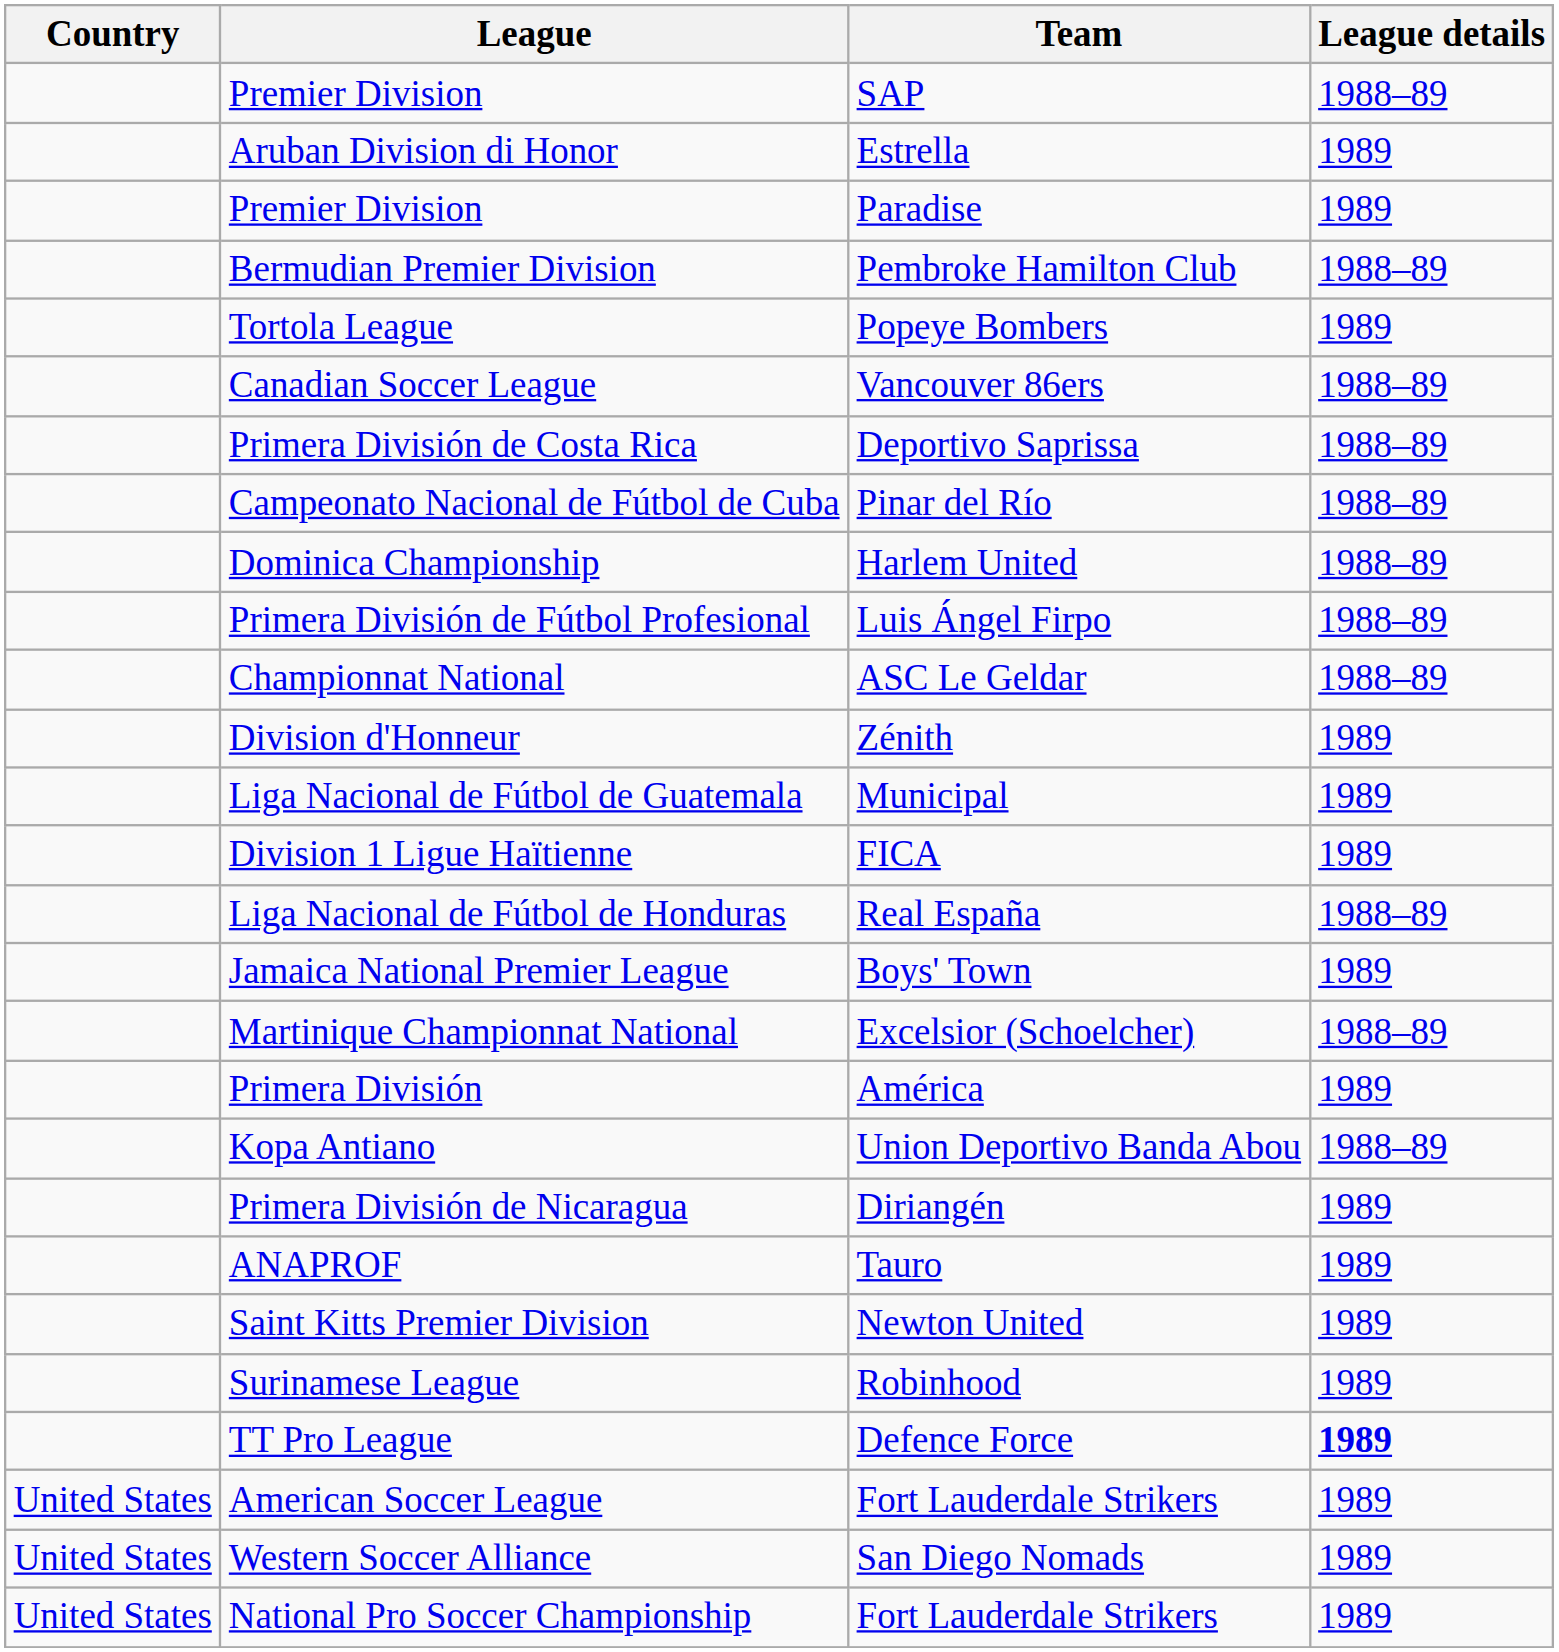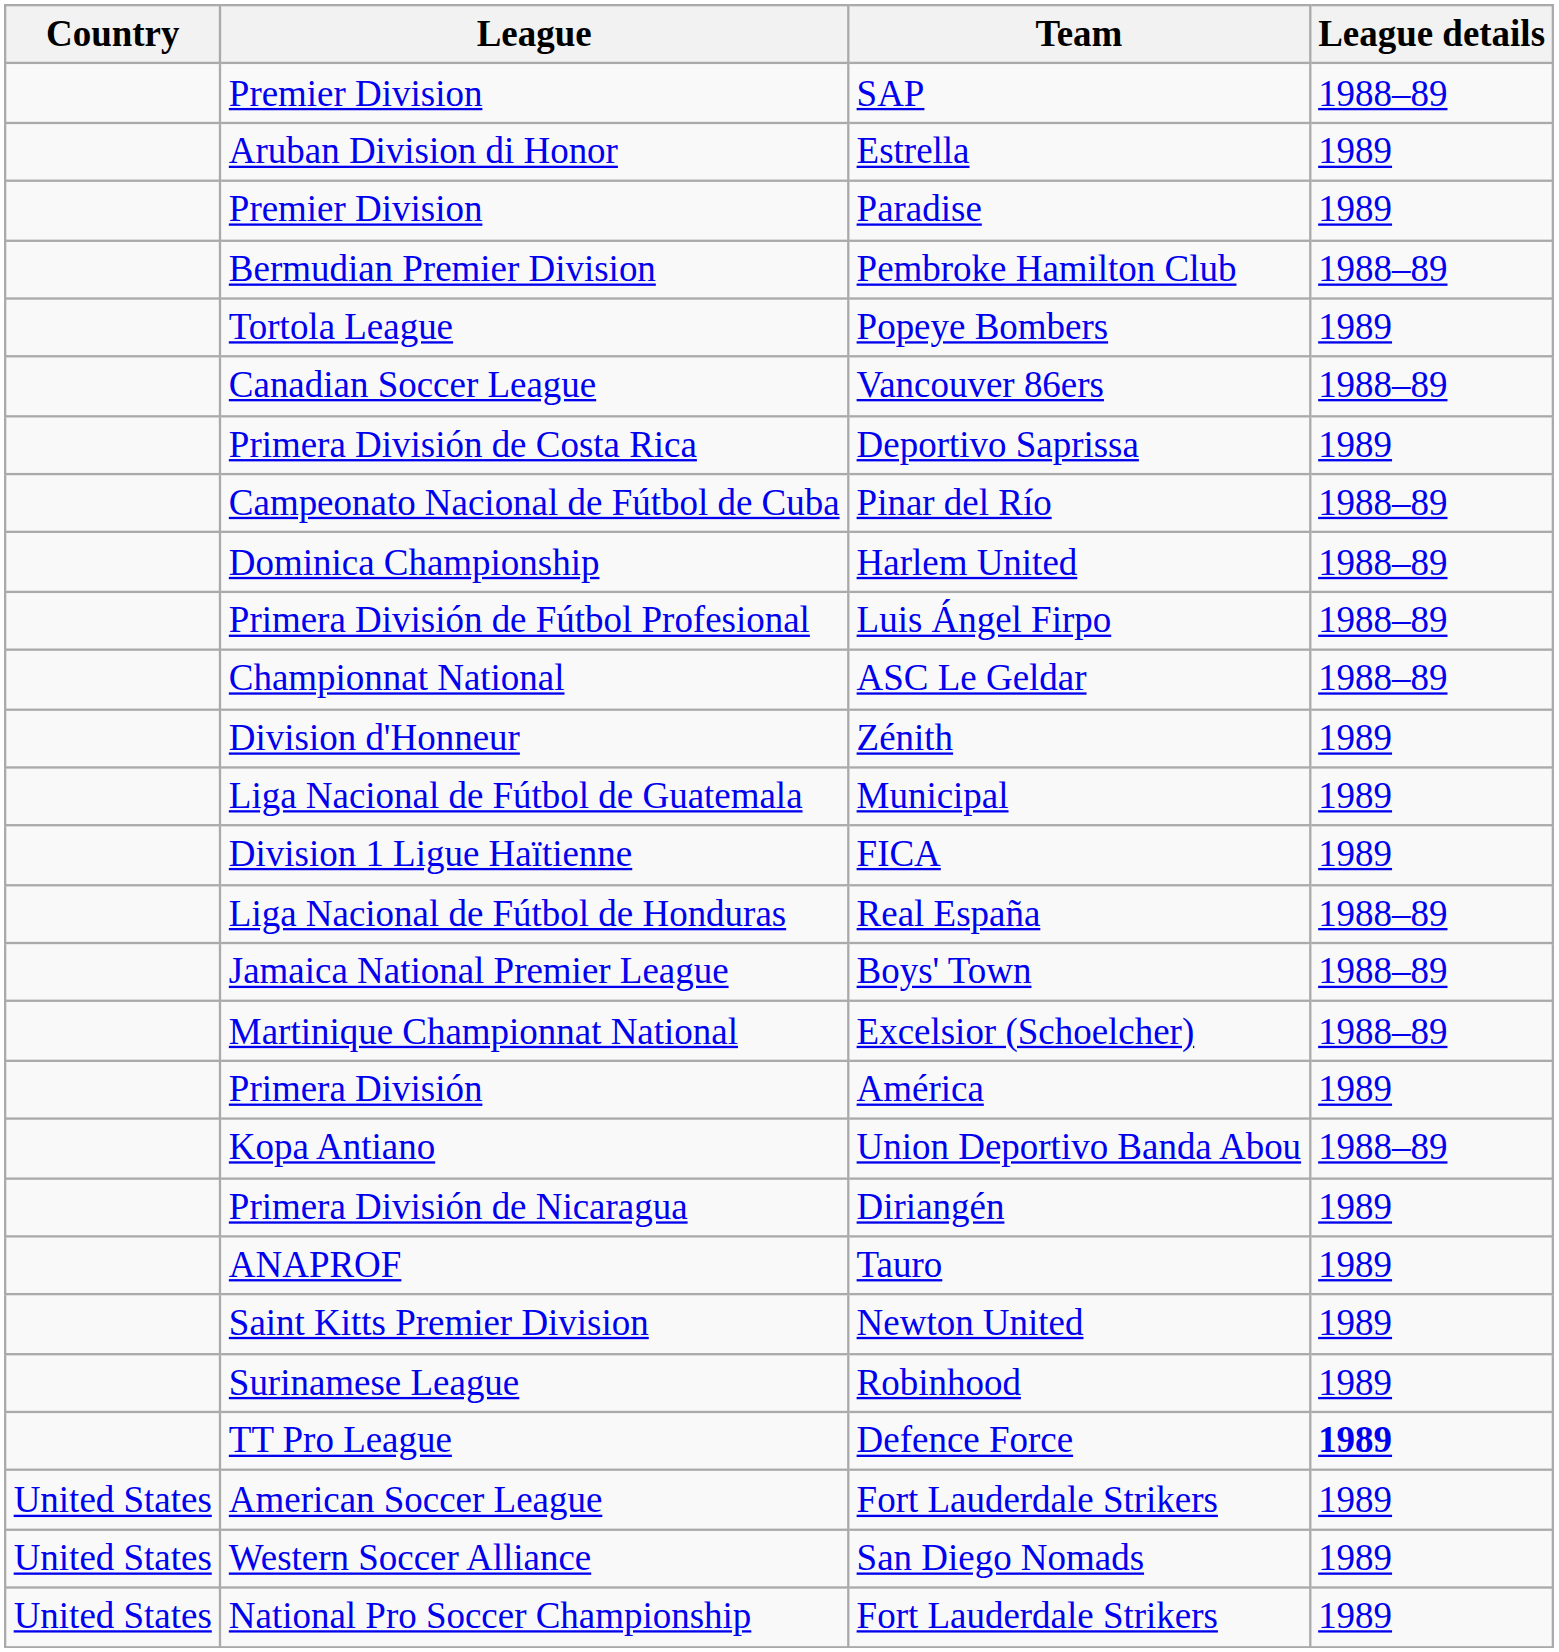(1383, 444) 1988–89 -> (1355, 444) 1989
(1355, 971) 1989 -> (1383, 971) 1988–89
